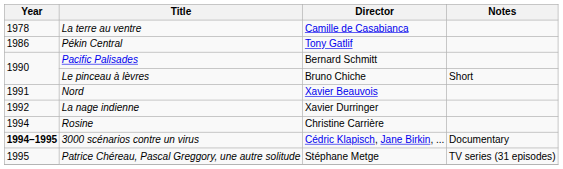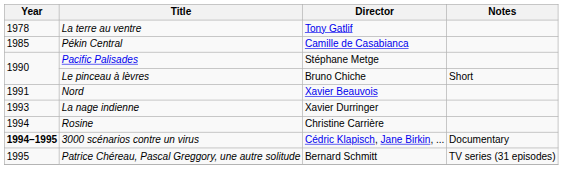(357, 28) Camille de Casabianca -> (329, 28) Tony Gatlif
(18, 44) 1986 -> (18, 44) 1985
(329, 44) Tony Gatlif -> (357, 44) Camille de Casabianca
(341, 60) Bernard Schmitt -> (342, 60) Stéphane Metge
(18, 108) 1992 -> (18, 108) 1993
(342, 156) Stéphane Metge -> (341, 156) Bernard Schmitt
